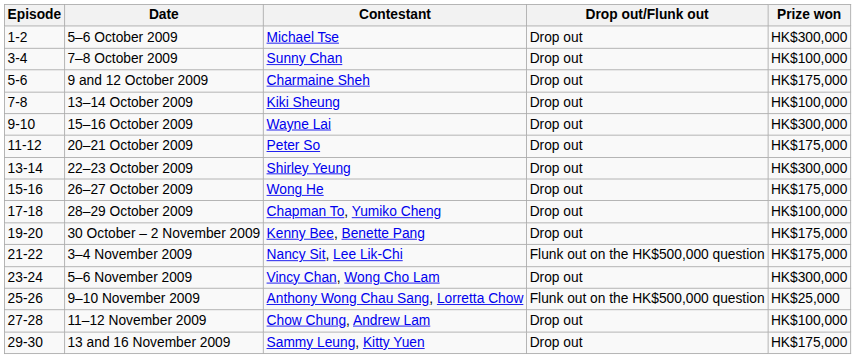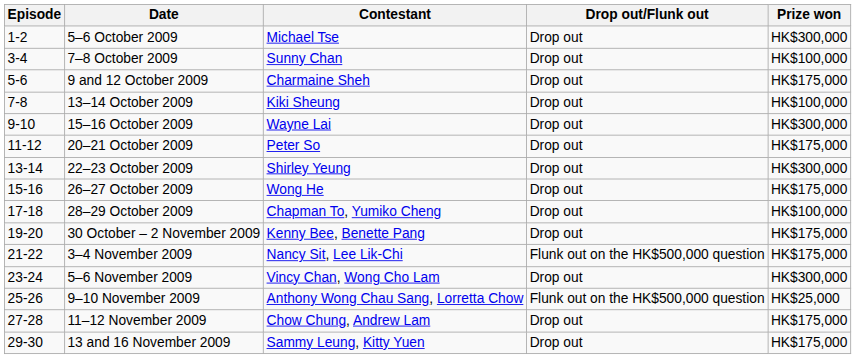(809, 320) HK$100,000 -> (809, 320) HK$175,000
